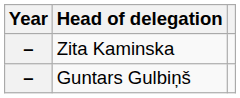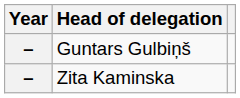rows swapped: (115, 48) <-> (124, 78)
